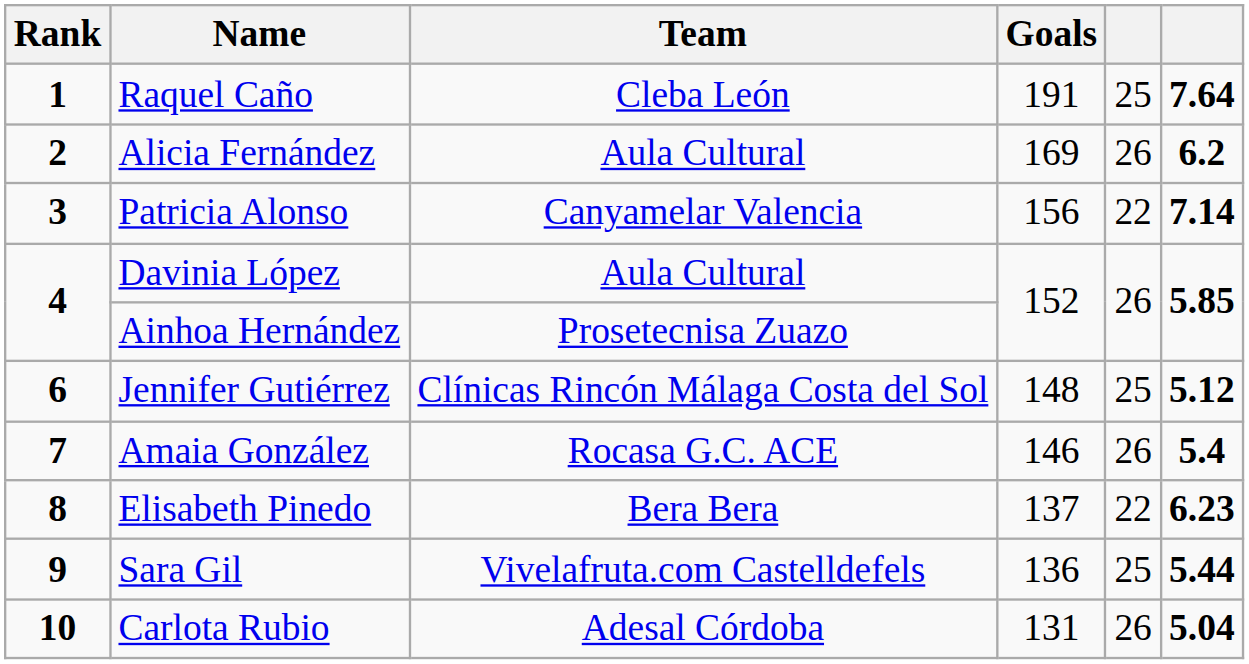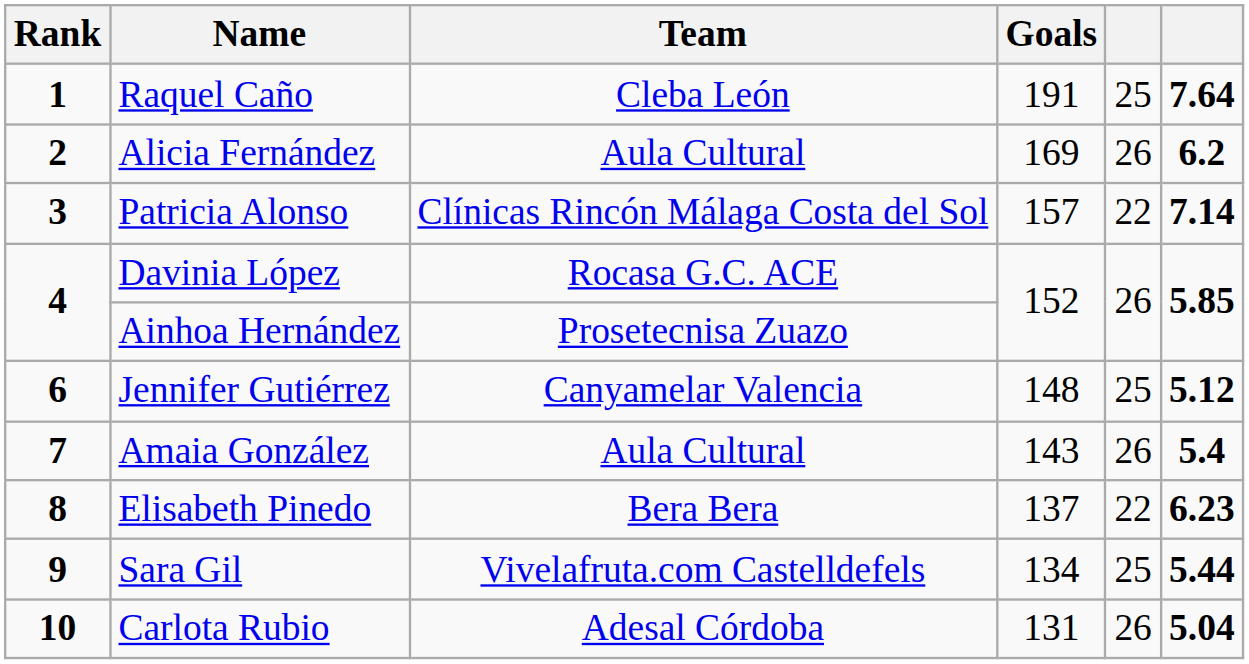(703, 212) Canyamelar Valencia -> (703, 212) Clínicas Rincón Málaga Costa del Sol
(1051, 212) 156 -> (1051, 212) 157
(703, 271) Aula Cultural -> (703, 271) Rocasa G.C. ACE
(703, 390) Clínicas Rincón Málaga Costa del Sol -> (703, 390) Canyamelar Valencia
(703, 449) Rocasa G.C. ACE -> (703, 449) Aula Cultural
(1051, 449) 146 -> (1051, 449) 143
(1051, 568) 136 -> (1051, 568) 134
